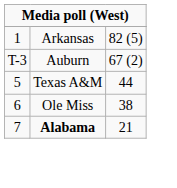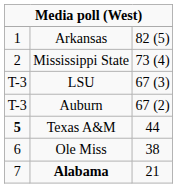+ row: (81, 60)
+ row: (81, 82)
(17, 82) normal -> (17, 127) bold
